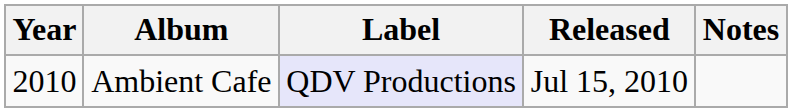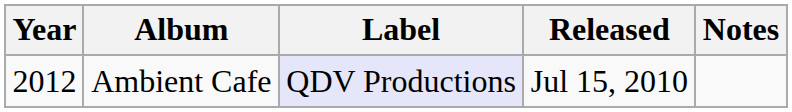(44, 80) 2010 -> (44, 80) 2012
